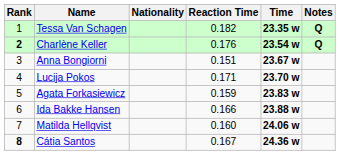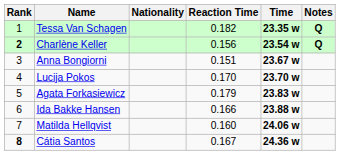(223, 45) 0.176 -> (223, 45) 0.156
(223, 77) 0.171 -> (223, 77) 0.170
(223, 93) 0.159 -> (223, 93) 0.179
